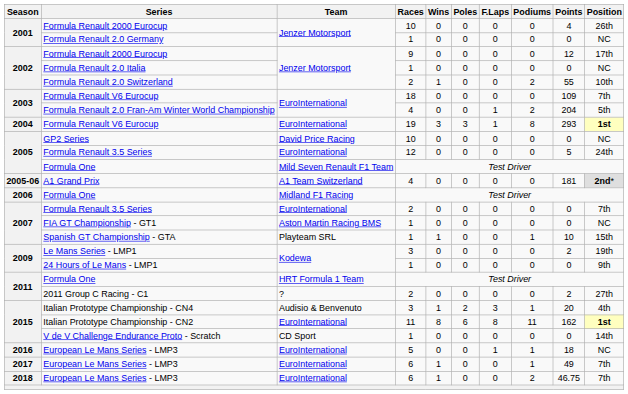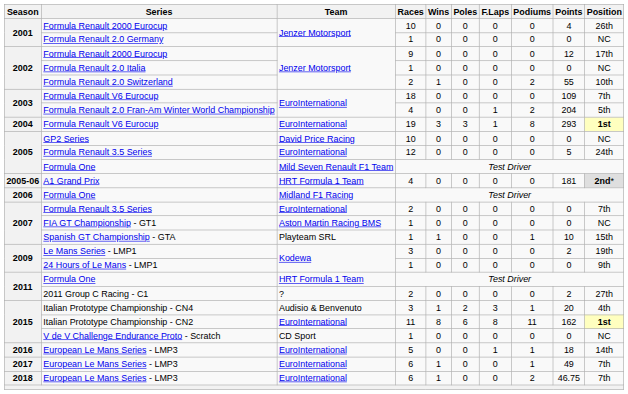(321, 181) A1 Team Switzerland -> (321, 181) HRT Formula 1 Team
(604, 336) 14th -> (604, 336) NC
(604, 350) NC -> (604, 350) 14th
